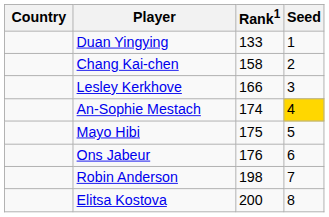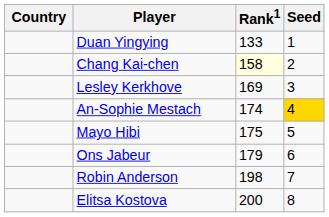(251, 64) no background -> (251, 64) lightyellow background
(251, 87) 166 -> (251, 87) 169
(251, 155) 176 -> (251, 155) 179
